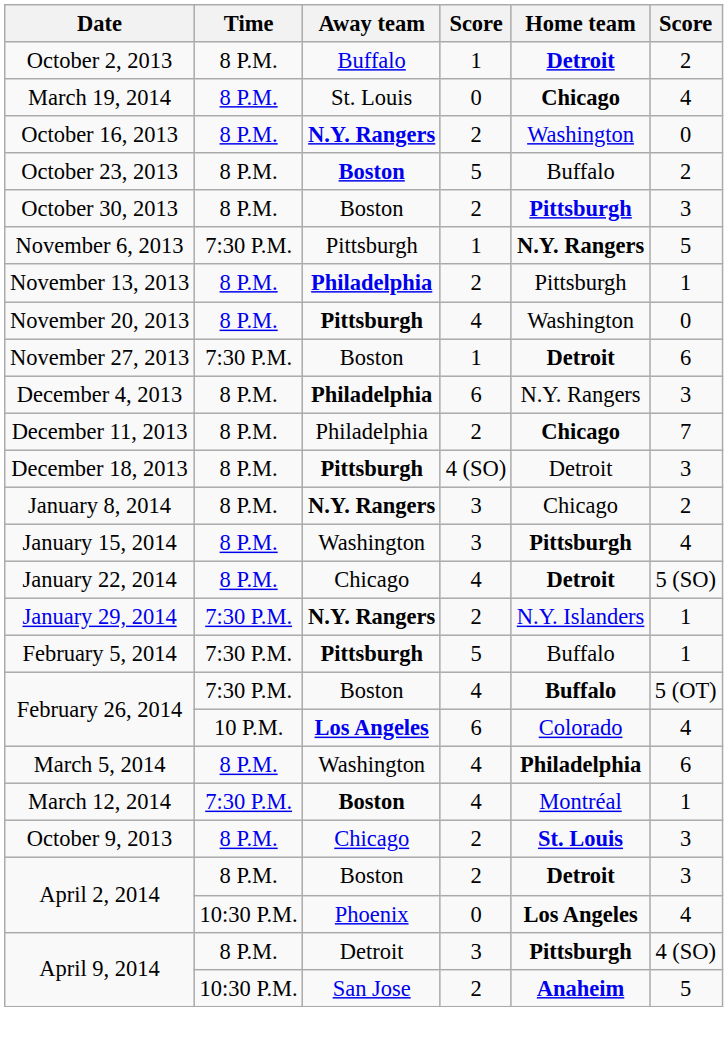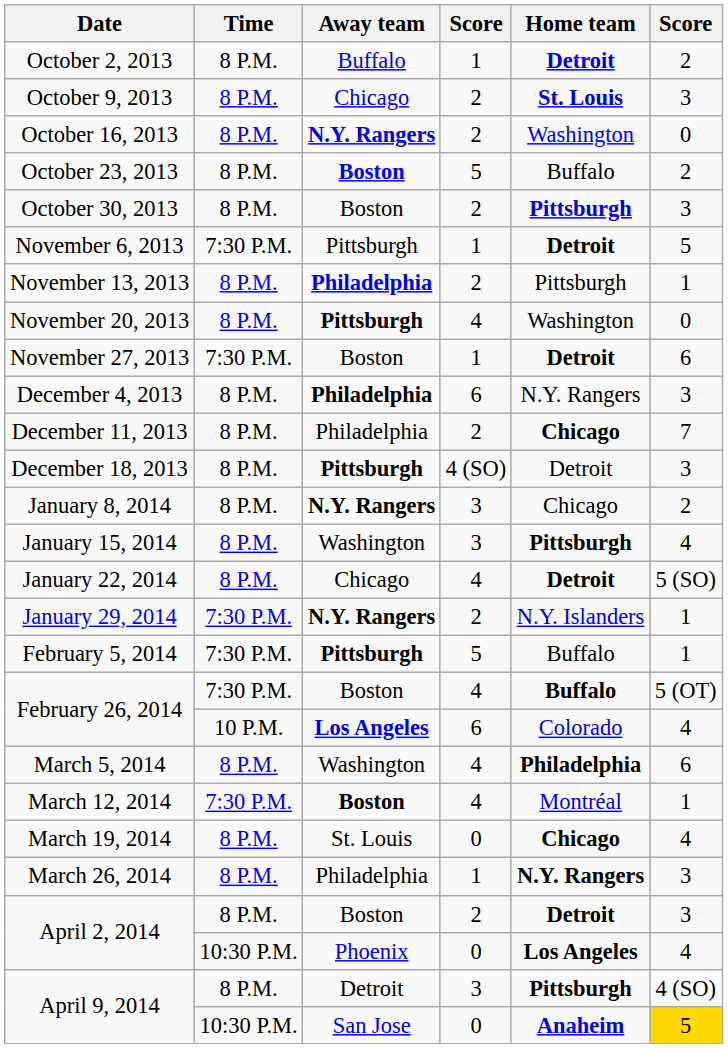rows swapped: (100, 839) <-> (100, 97)
(581, 245) N.Y. Rangers -> (581, 245) Detroit
+ row: (100, 876)
(476, 987) 2 -> (476, 1024) 0
(686, 987) no background -> (686, 1024) gold background
